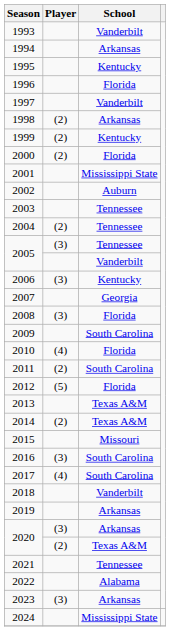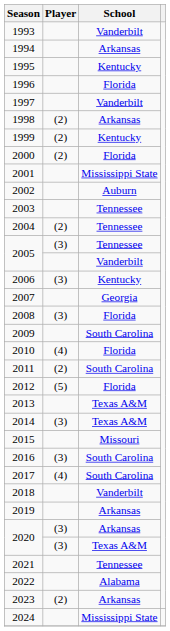(61, 421) (2) -> (61, 421) (3)
(61, 546) (2) -> (61, 546) (3)
(61, 599) (3) -> (61, 599) (2)
